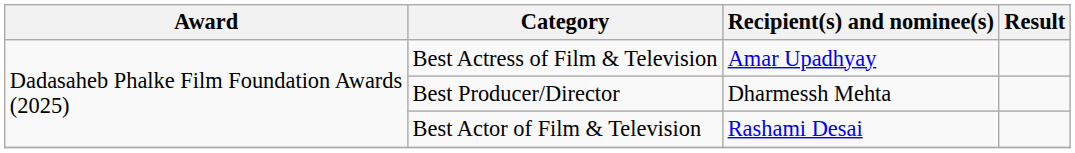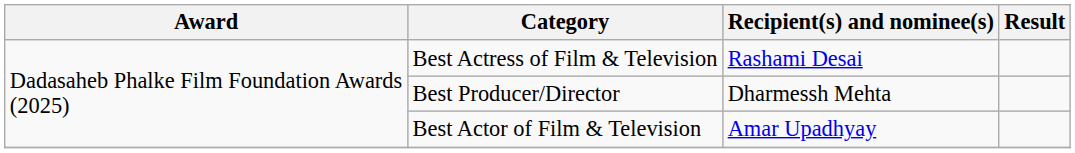(802, 57) Amar Upadhyay -> (795, 57) Rashami Desai
(795, 128) Rashami Desai -> (802, 128) Amar Upadhyay
